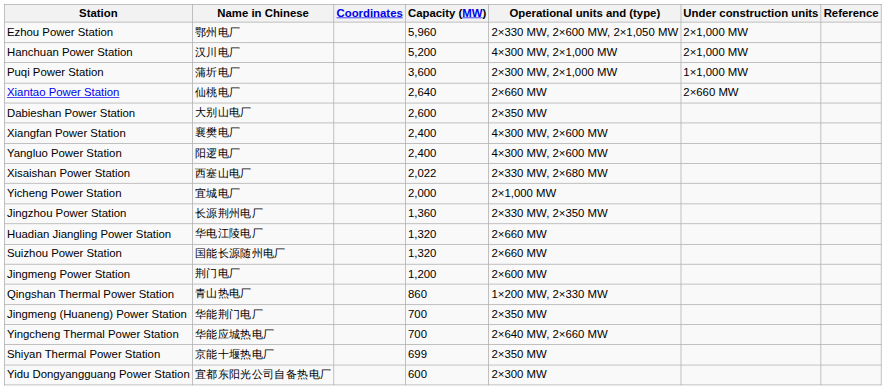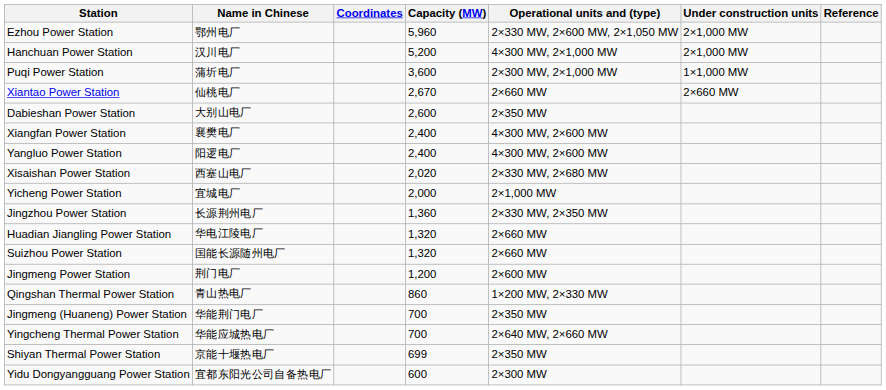(422, 93) 2,640 -> (422, 93) 2,670
(422, 173) 2,022 -> (422, 173) 2,020
